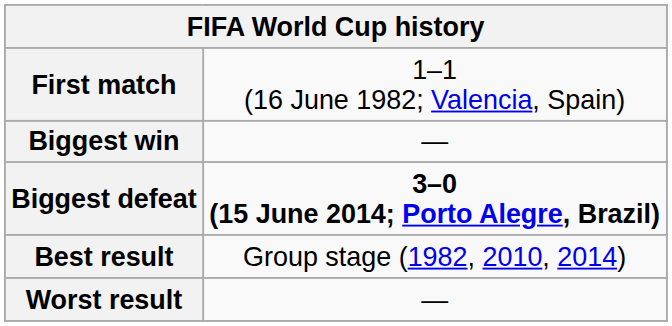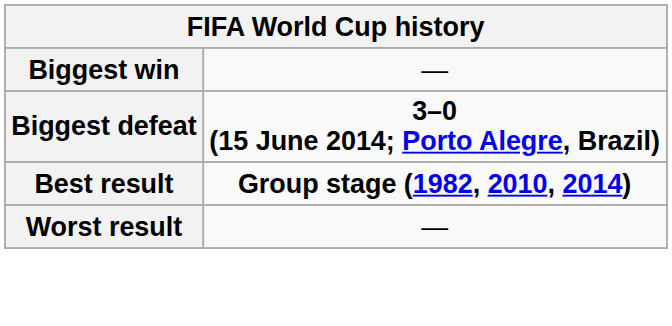- row: (104, 84)
(435, 257) normal -> (435, 184) bold
